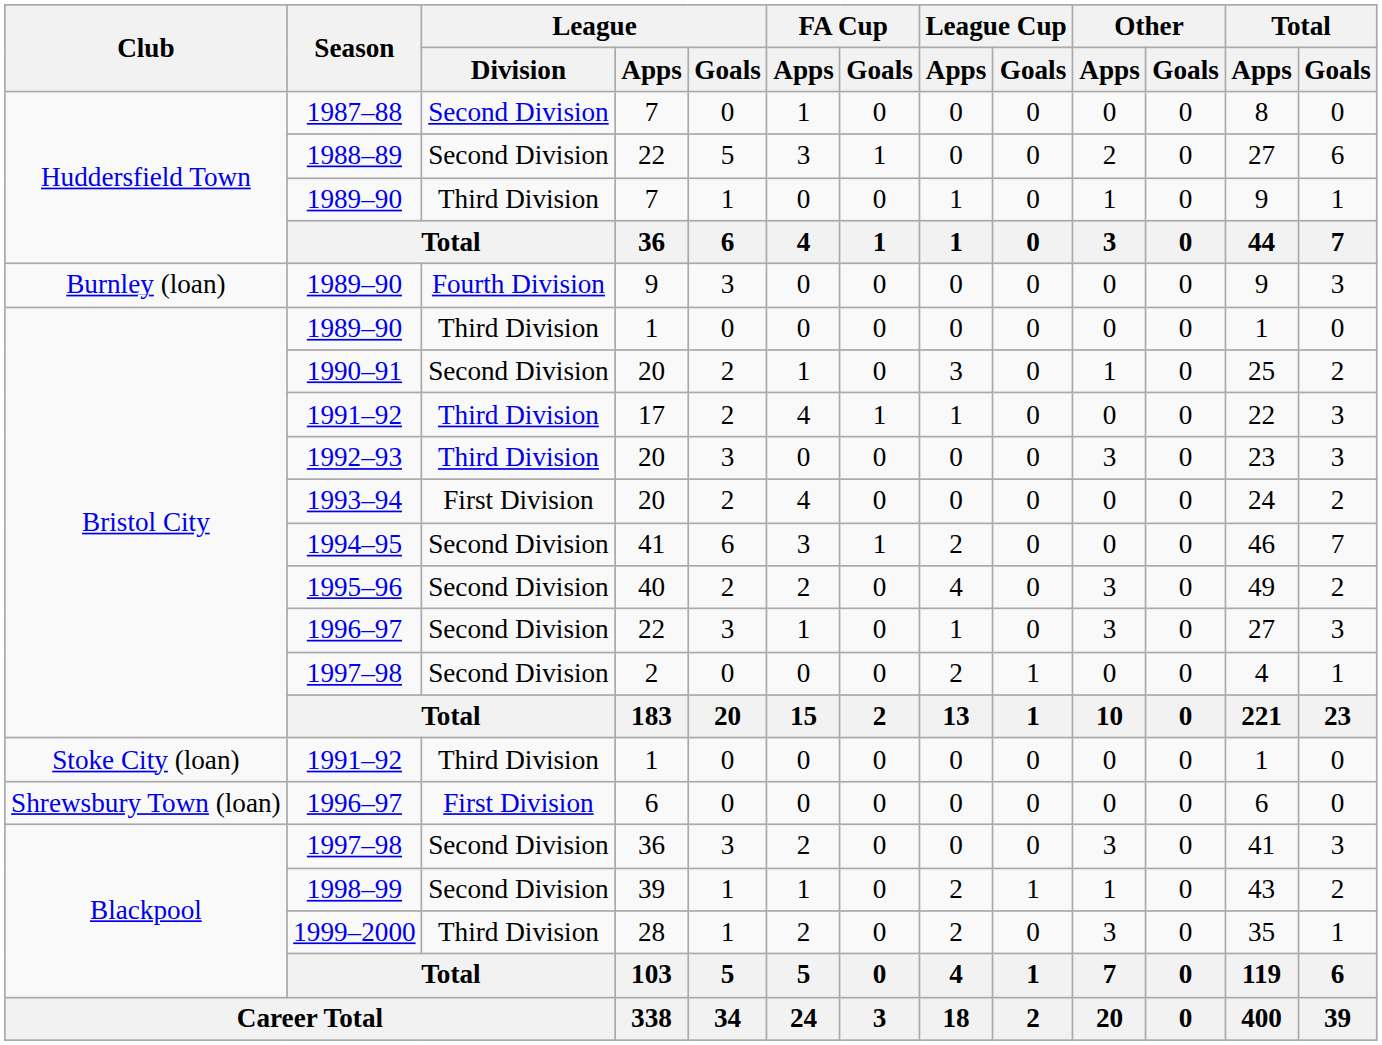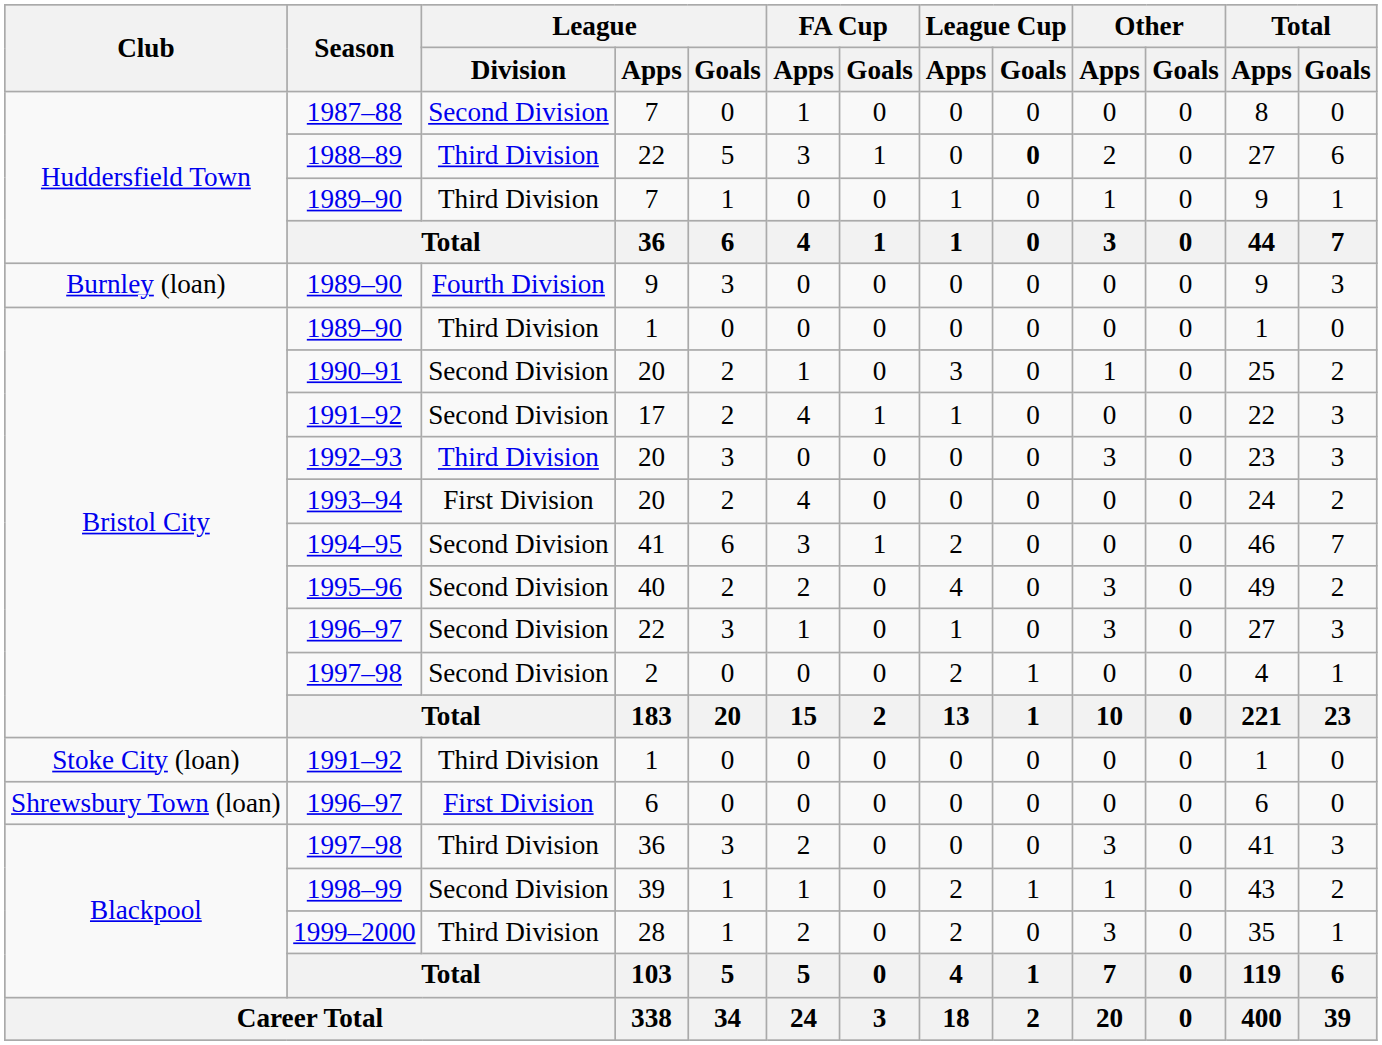(518, 155) Second Division -> (518, 155) Third Division
(1033, 155) normal -> (1033, 155) bold
(518, 414) Third Division -> (518, 414) Second Division
(518, 845) Second Division -> (518, 845) Third Division
